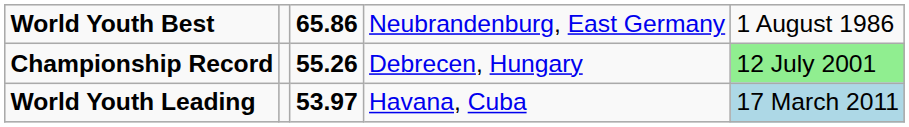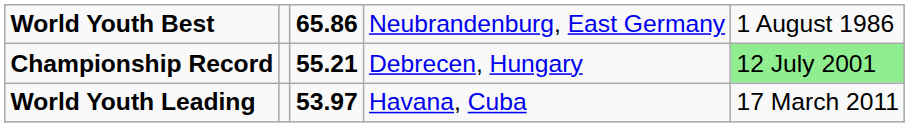(327, 63) 55.26 -> (327, 63) 55.21
(818, 102) lightblue background -> (818, 102) no background
